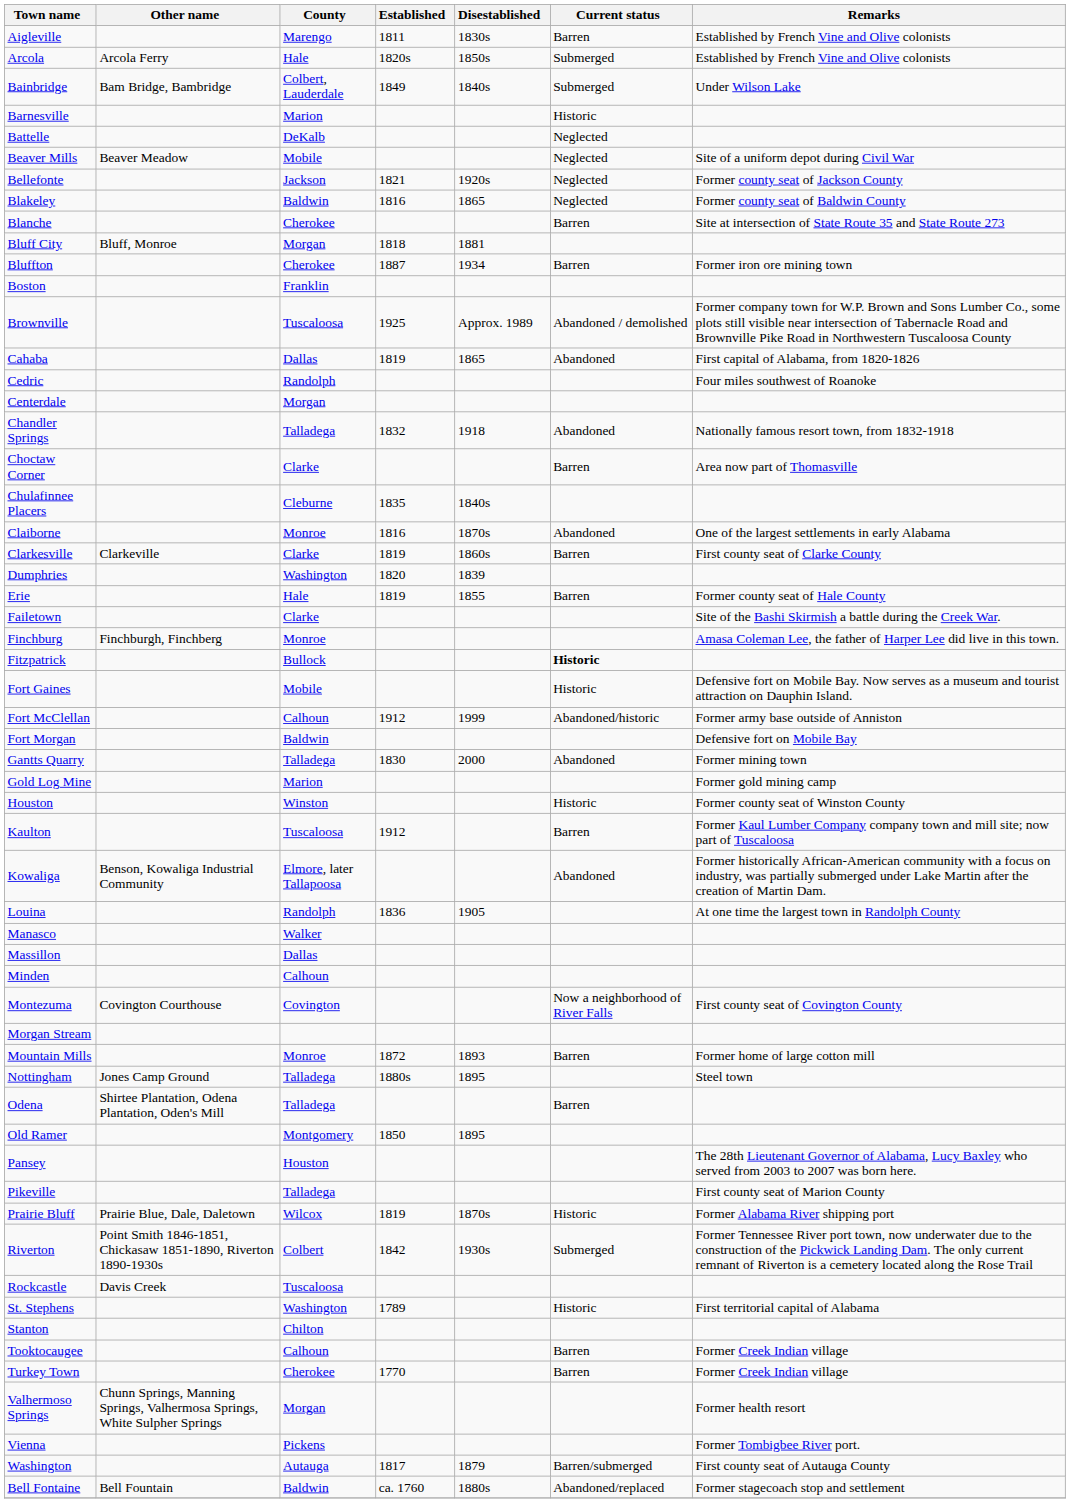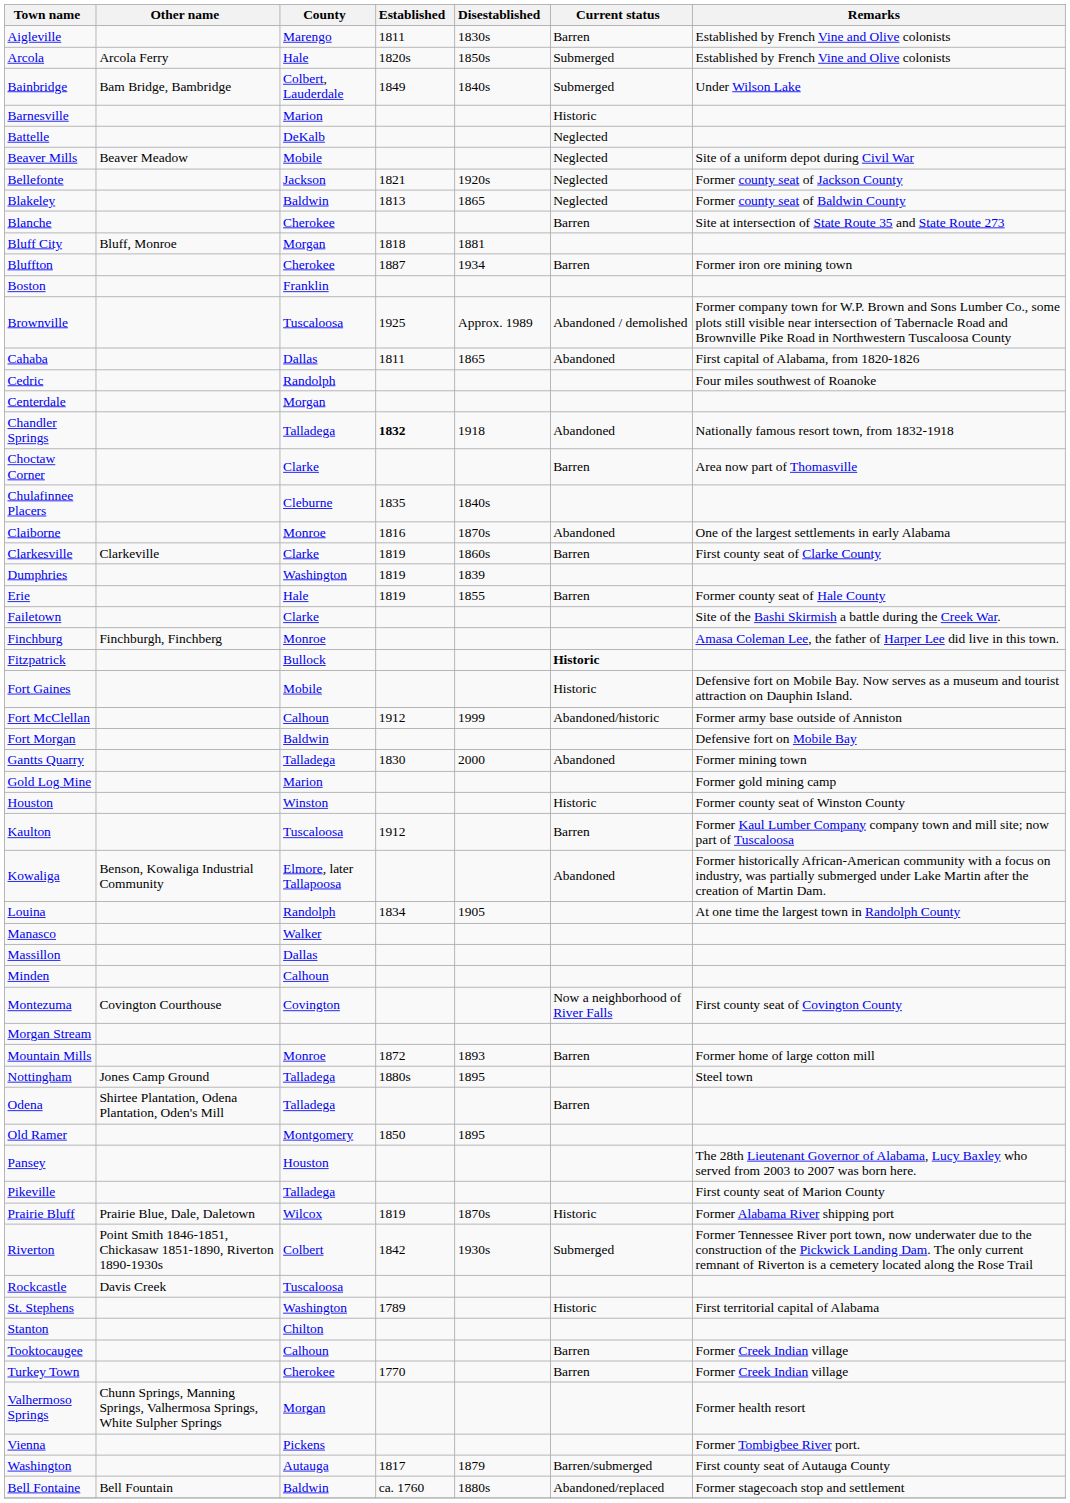(392, 200) 1816 -> (392, 200) 1813
(392, 358) 1819 -> (392, 358) 1811
(392, 430) normal -> (392, 430) bold
(392, 574) 1820 -> (392, 574) 1819
(392, 912) 1836 -> (392, 912) 1834
